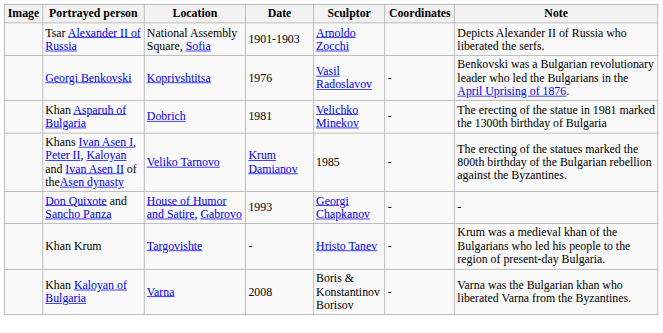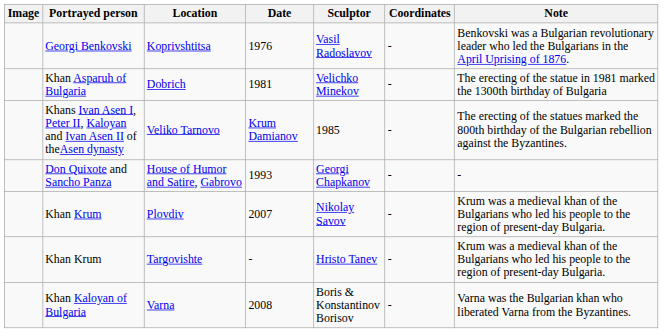- row: (192, 39)
+ row: (165, 214)
